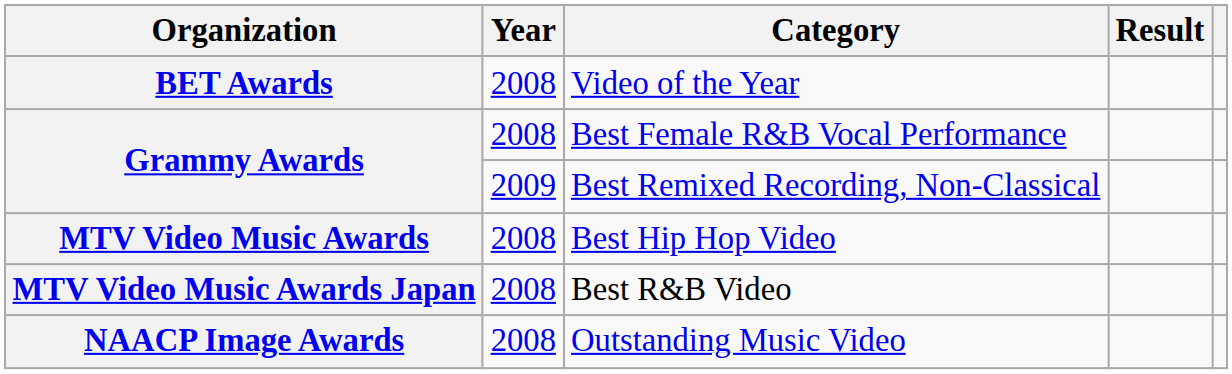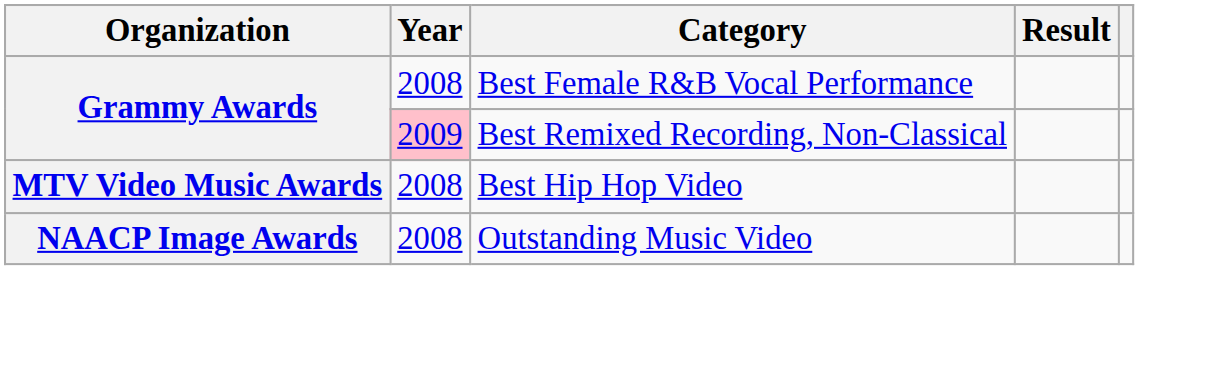- row: (685, 82)
(523, 185) no background -> (430, 133) pink background
- row: (681, 289)
